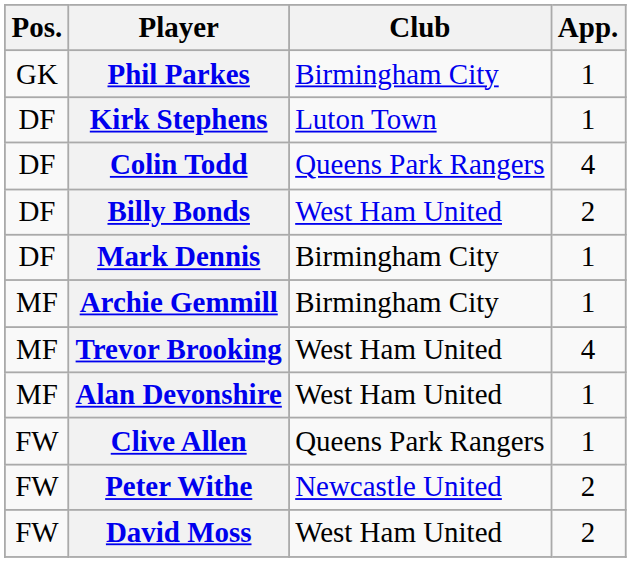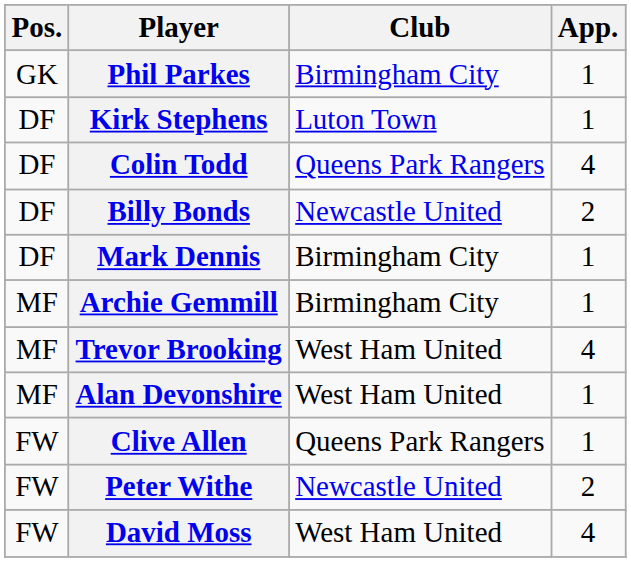(399, 211) West Ham United -> (399, 211) Newcastle United
(588, 532) 2 -> (588, 532) 4
